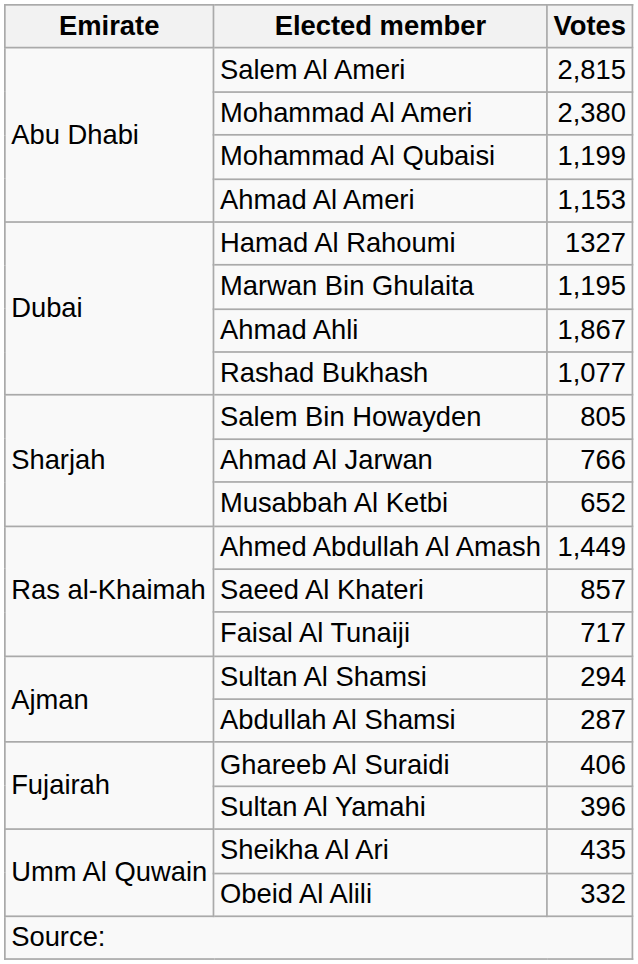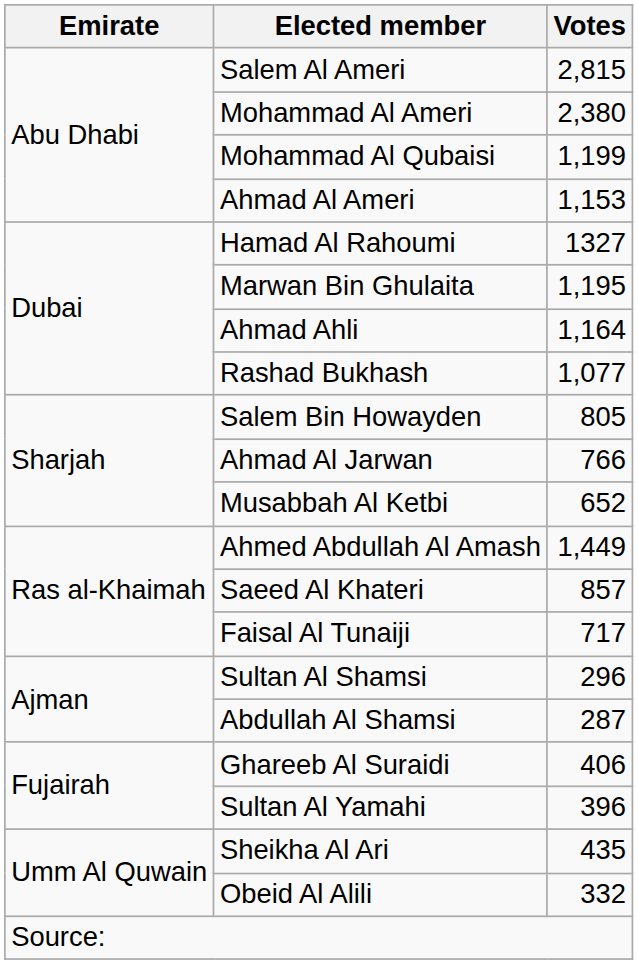(592, 329) 1,867 -> (592, 329) 1,164
(603, 677) 294 -> (603, 677) 296
